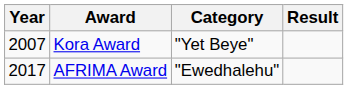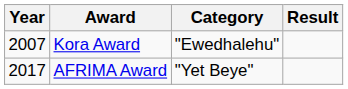(214, 44) "Yet Beye" -> (227, 44) "Ewedhalehu"
(227, 71) "Ewedhalehu" -> (214, 71) "Yet Beye"
